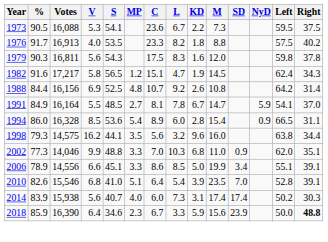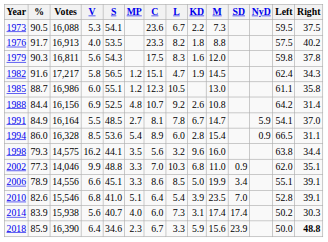+ row: (16, 89)
